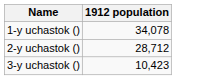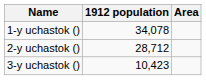+ column: (186, 13)
